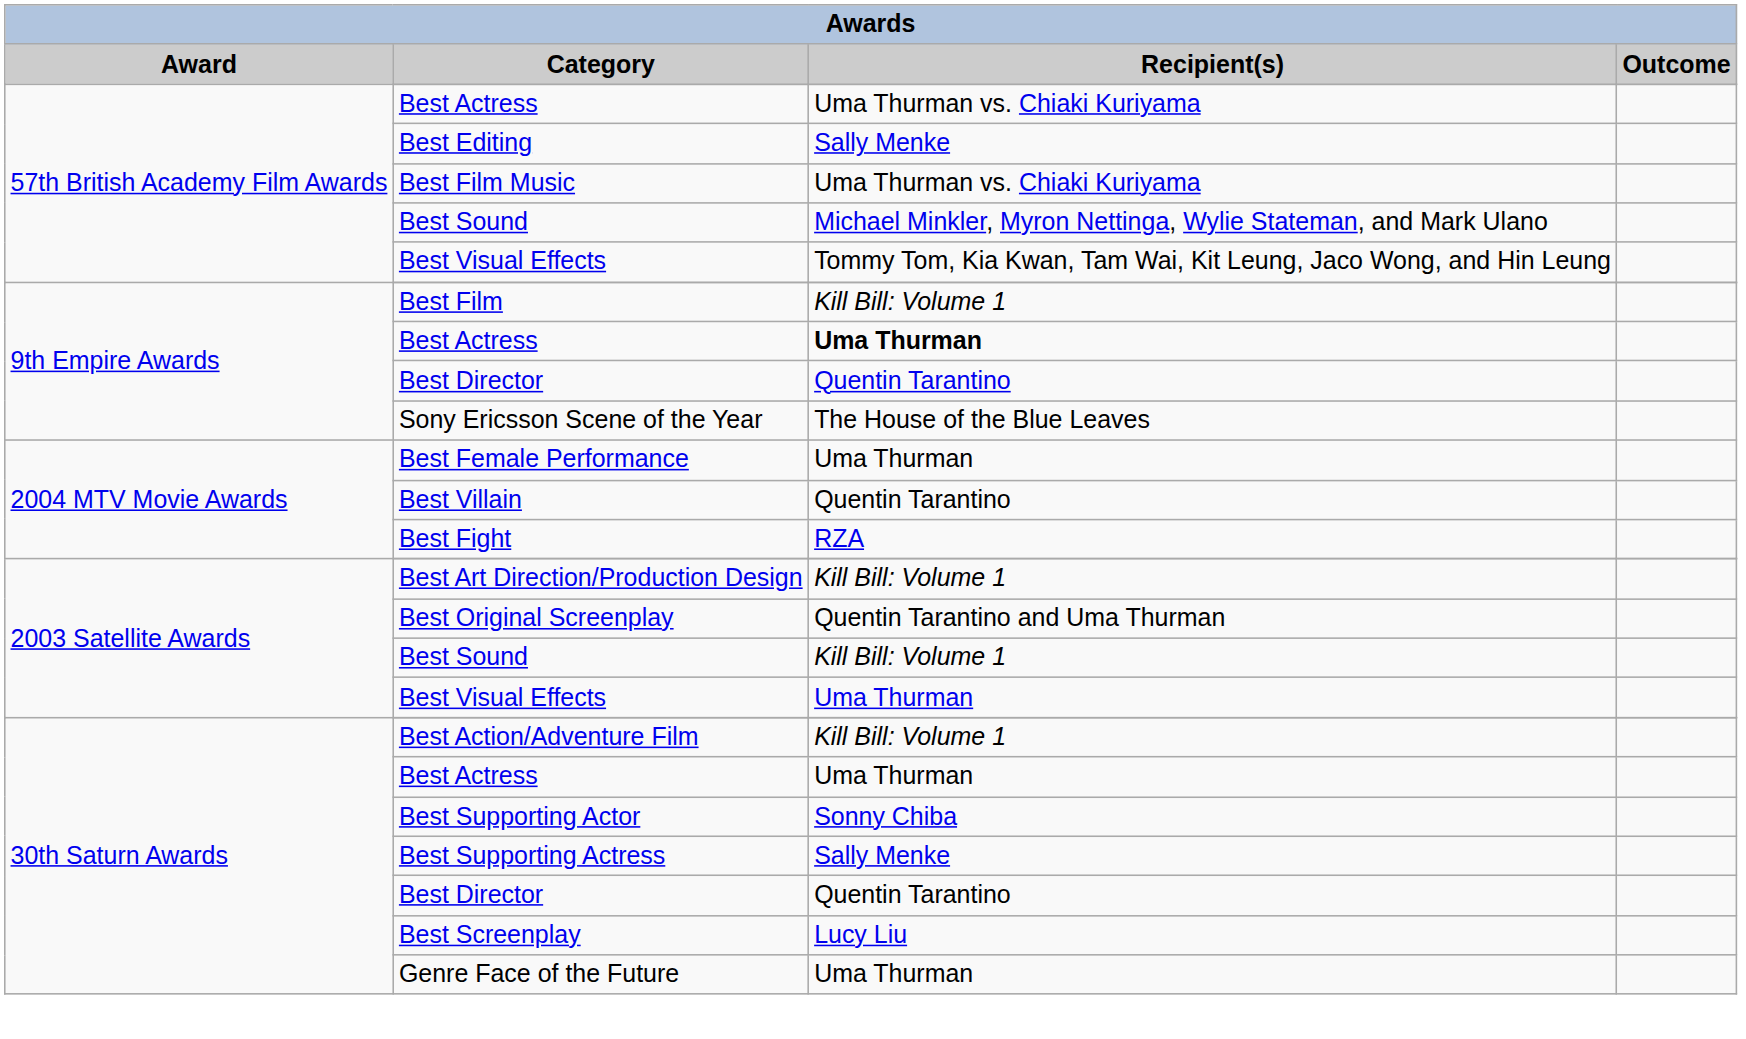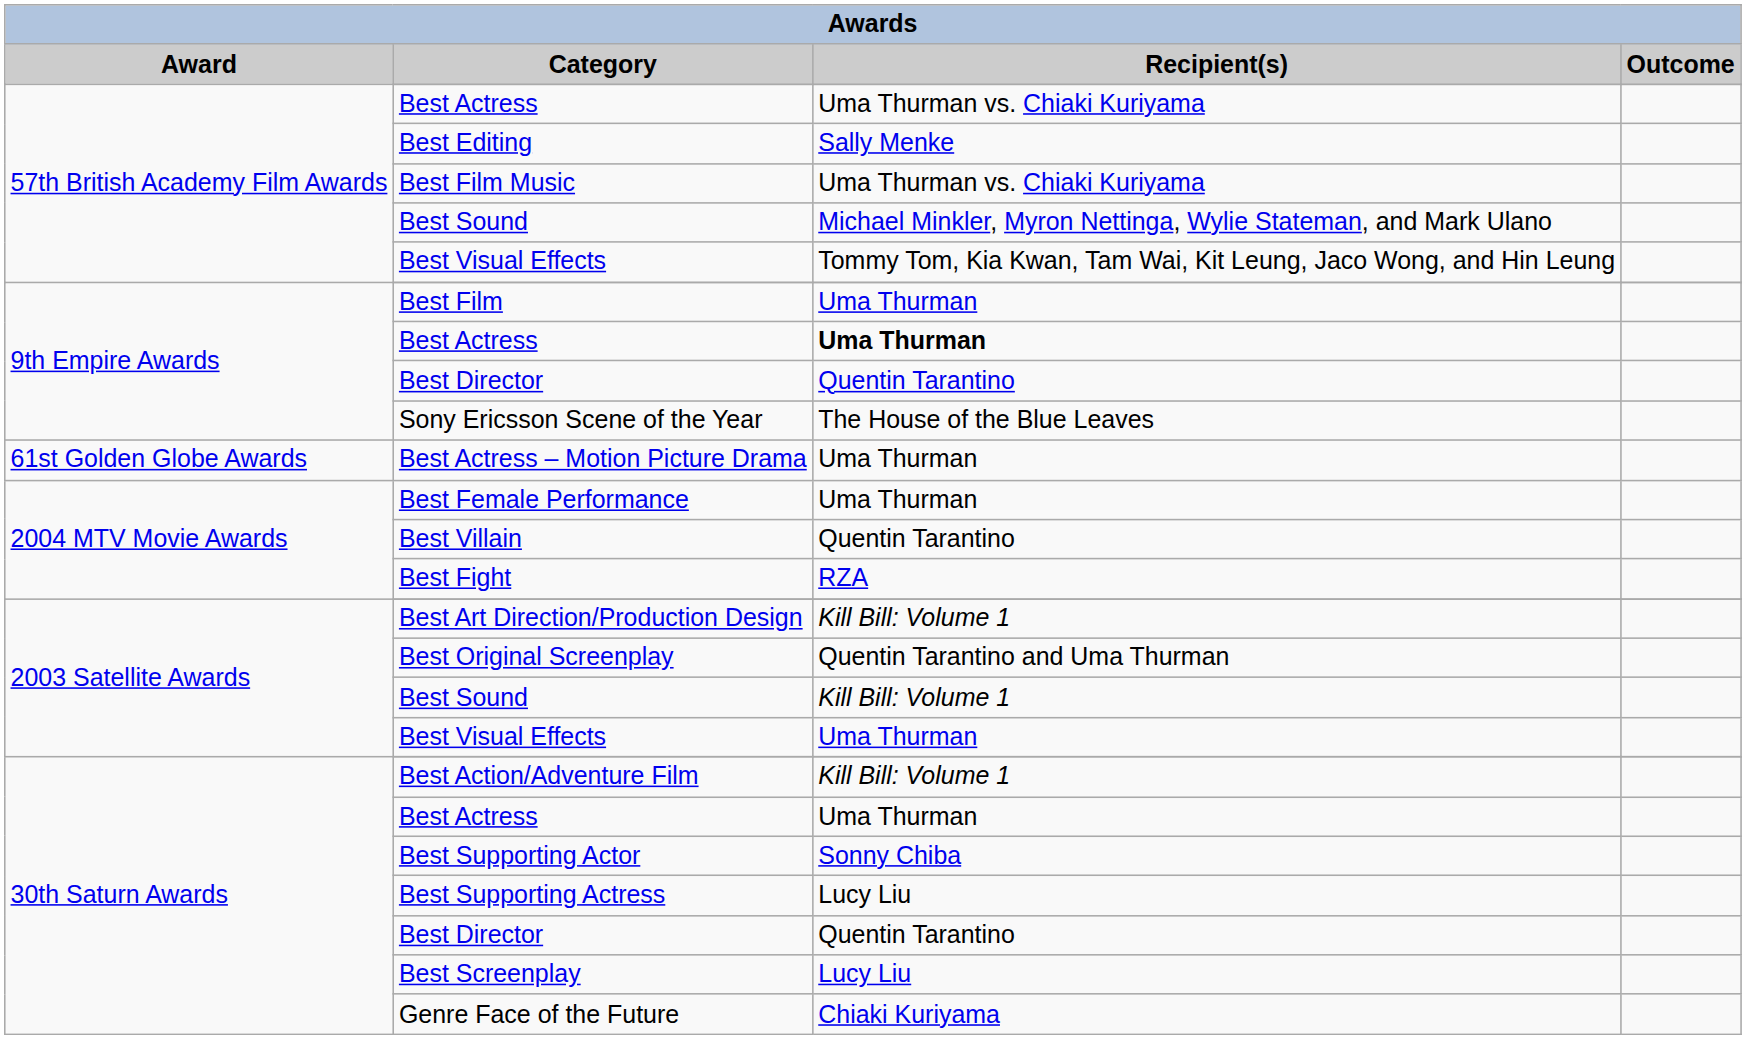(910, 301) Kill Bill: Volume 1 -> (898, 301) Uma Thurman
+ row: (159, 459)
(882, 855) Sally Menke -> (865, 895) Lucy Liu
(894, 974) Uma Thurman -> (909, 1013) Chiaki Kuriyama
